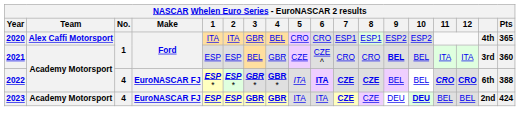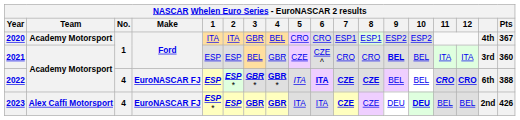(71, 38) Alex Caffi Motorsport -> (71, 38) Academy Motorsport
(506, 38) 365 -> (506, 38) 367
(213, 80) ESP * -> (213, 80) ESP
(71, 99) Academy Motorsport -> (71, 104) Alex Caffi Motorsport
(213, 99) ESP -> (213, 104) ESP *
(506, 99) 424 -> (506, 104) 426
